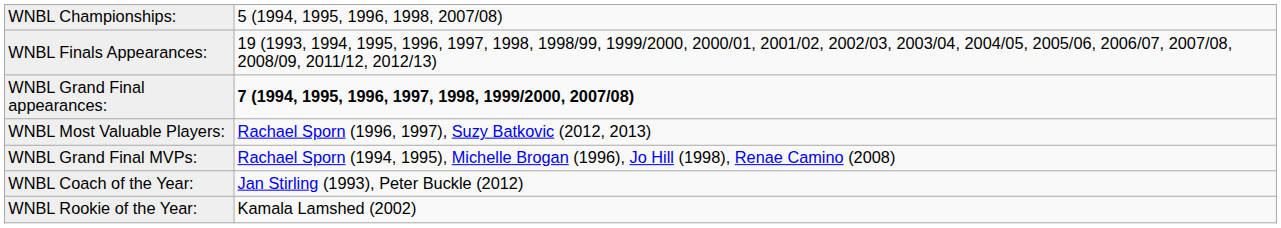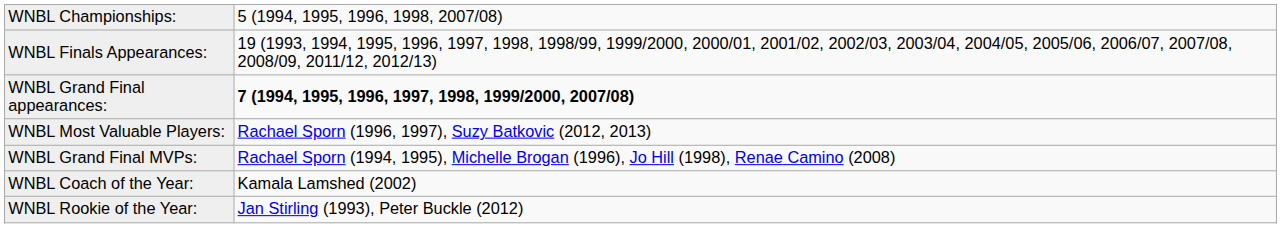(380, 183) Jan Stirling (1993), Peter Buckle (2012) -> (327, 183) Kamala Lamshed (2002)
(327, 209) Kamala Lamshed (2002) -> (380, 209) Jan Stirling (1993), Peter Buckle (2012)
